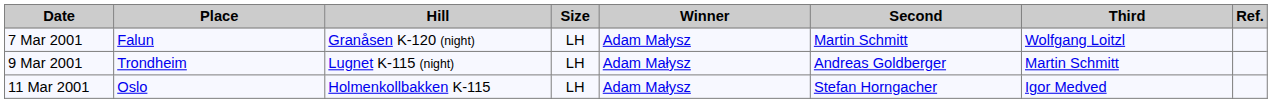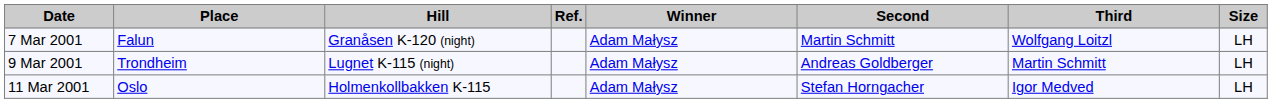columns swapped: (575, 16) <-> (1250, 16)
